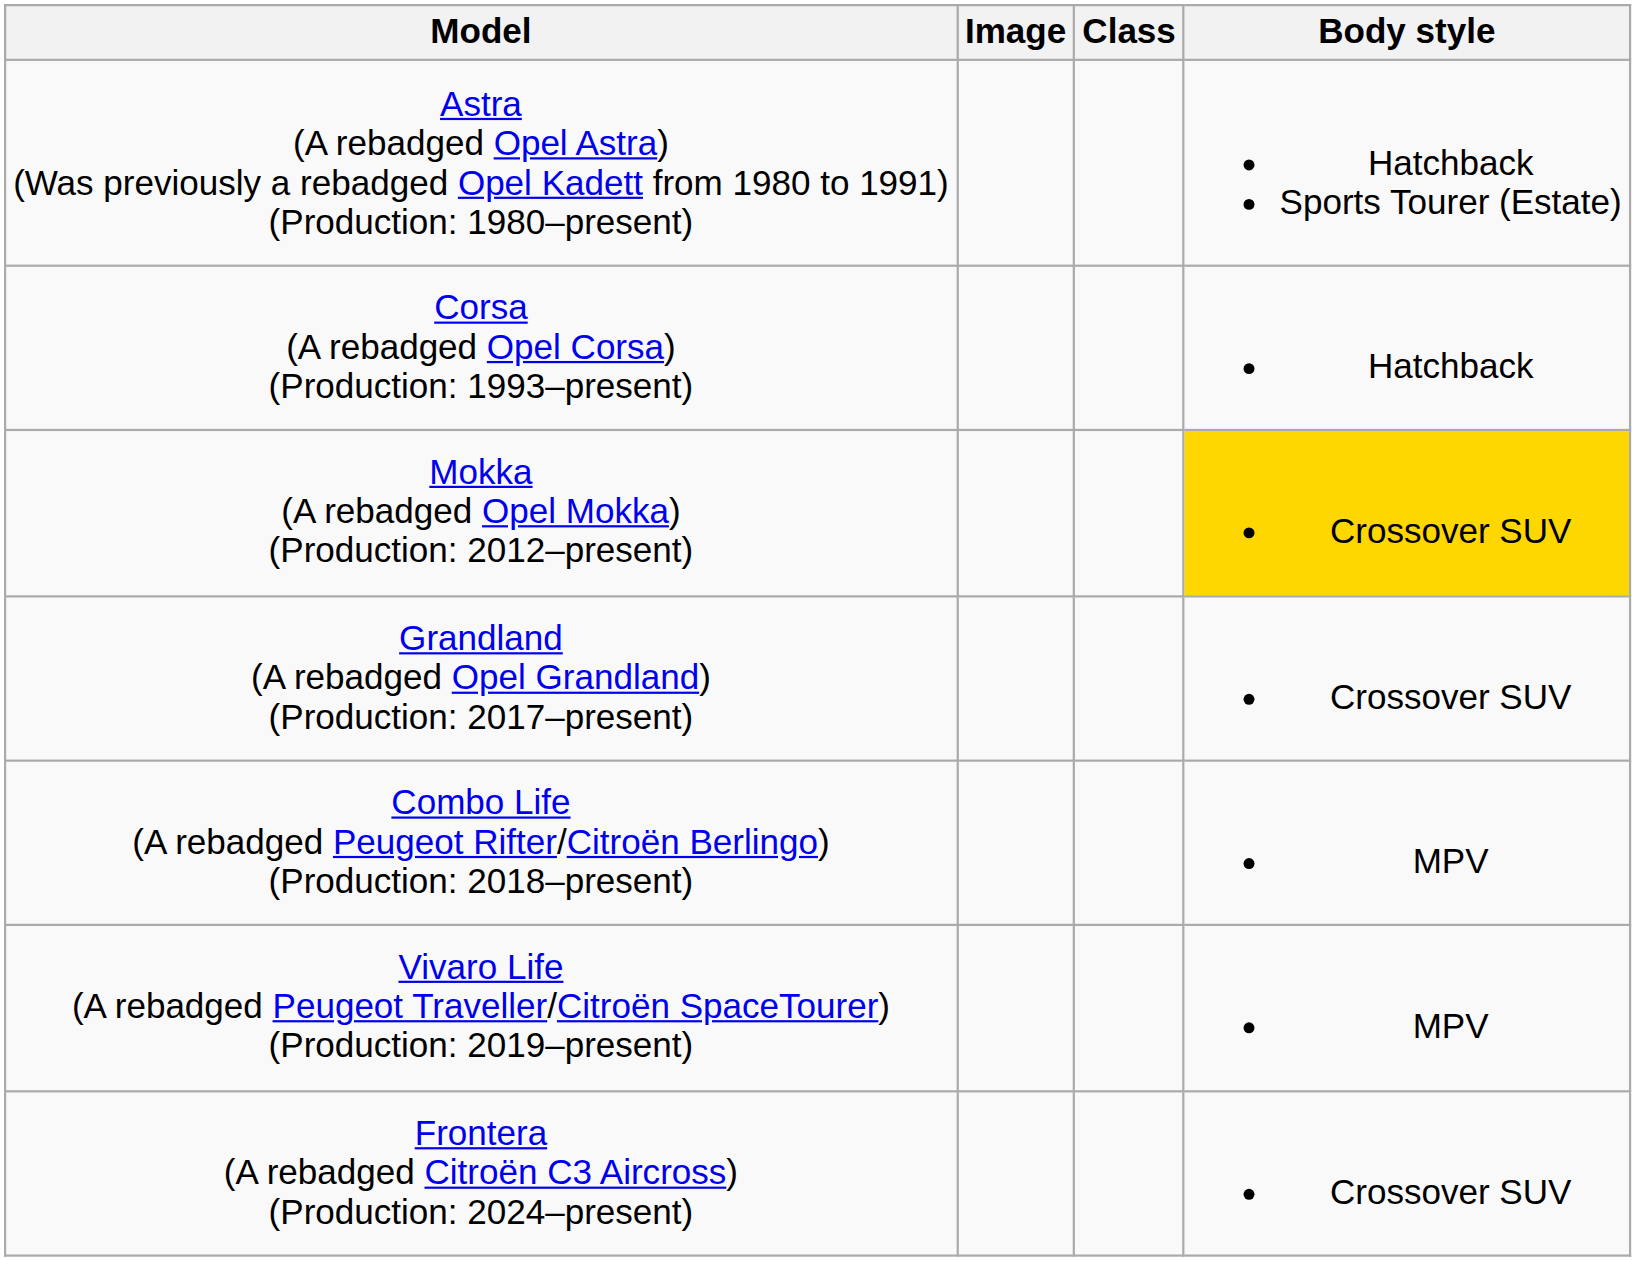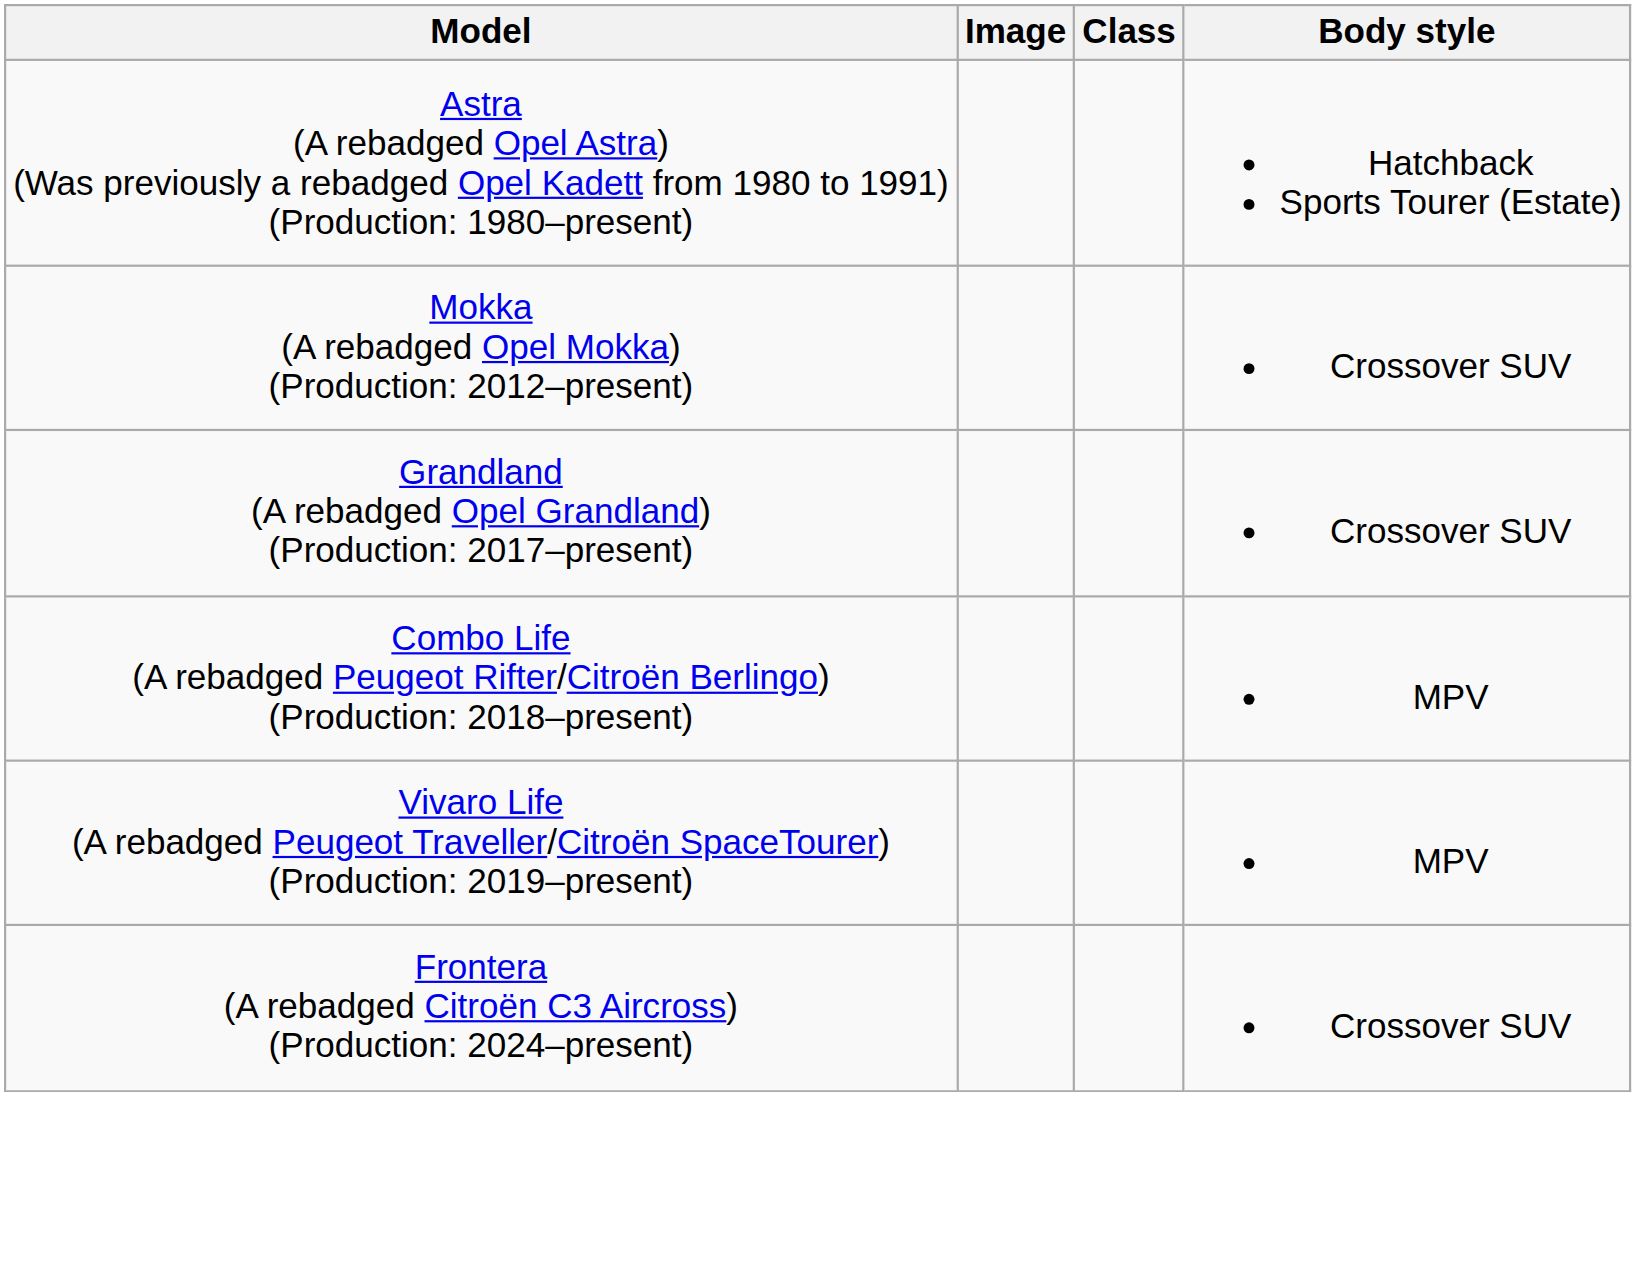- row: (481, 347)
(1407, 532) gold background -> (1407, 367) no background
